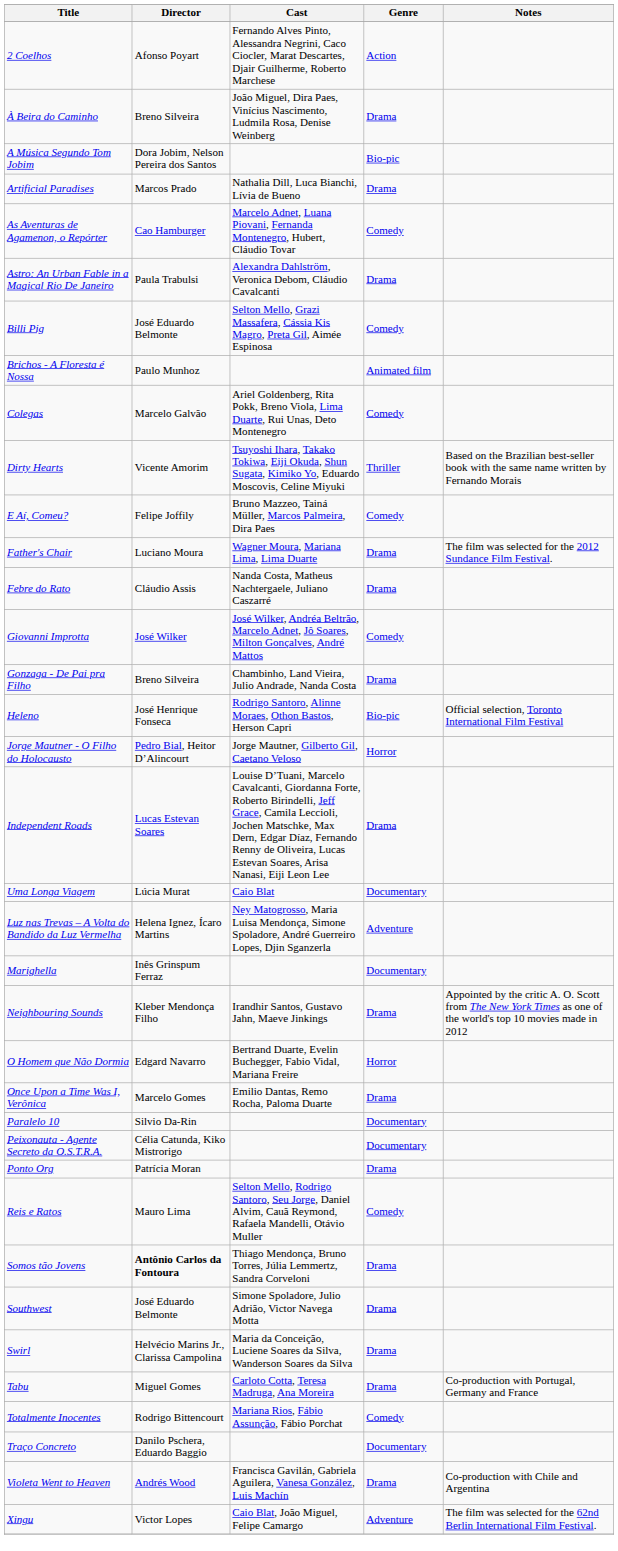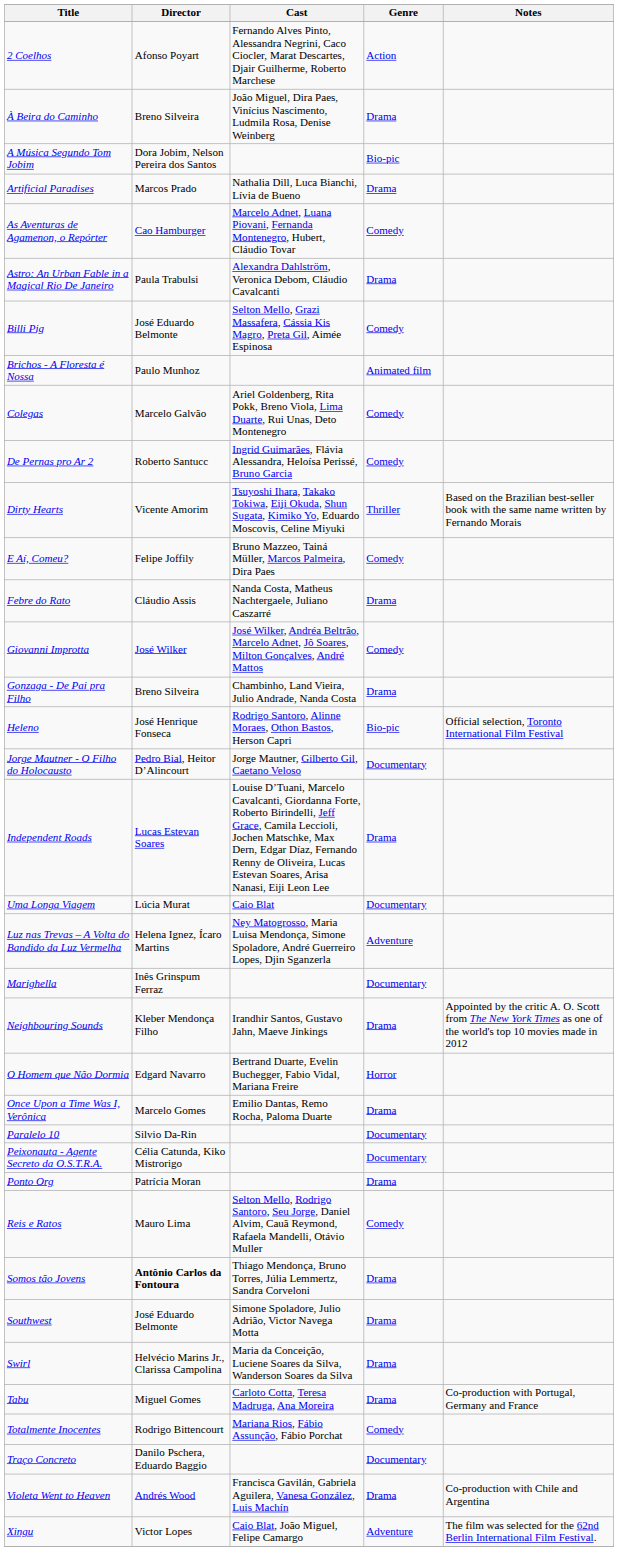+ row: (50, 461)
- row: (40, 552)
(381, 751) Horror -> (396, 764) Documentary
